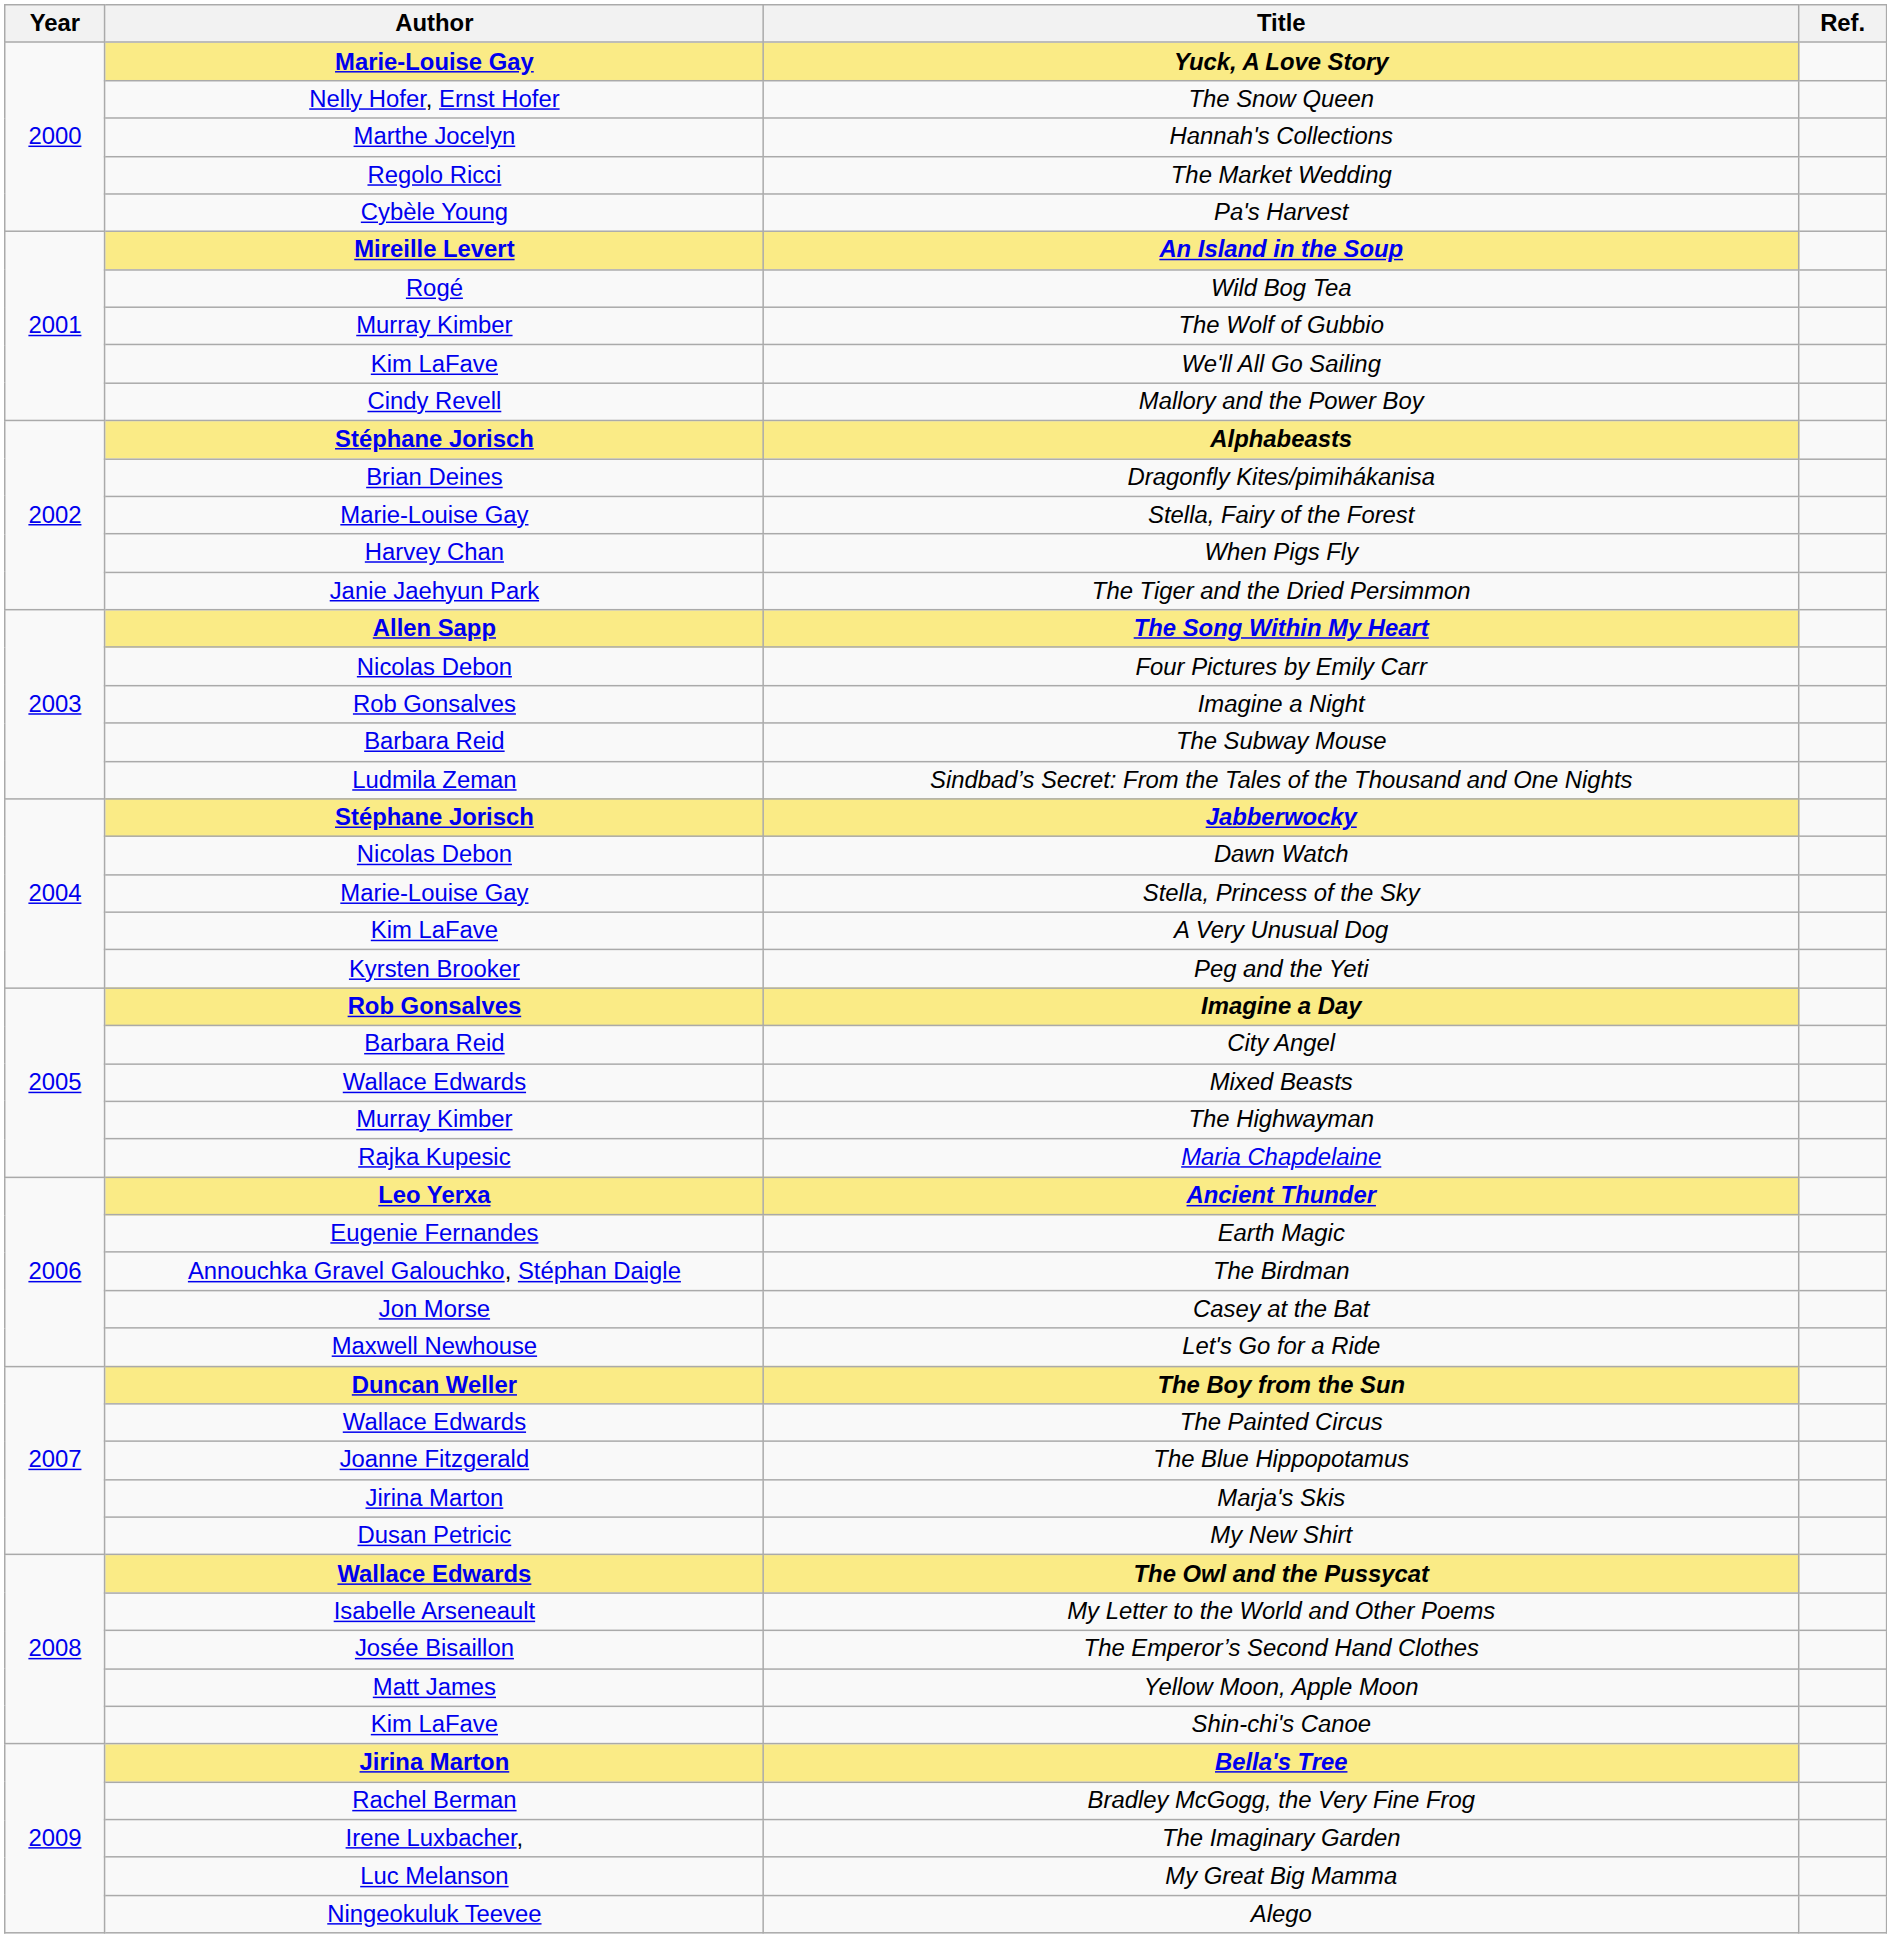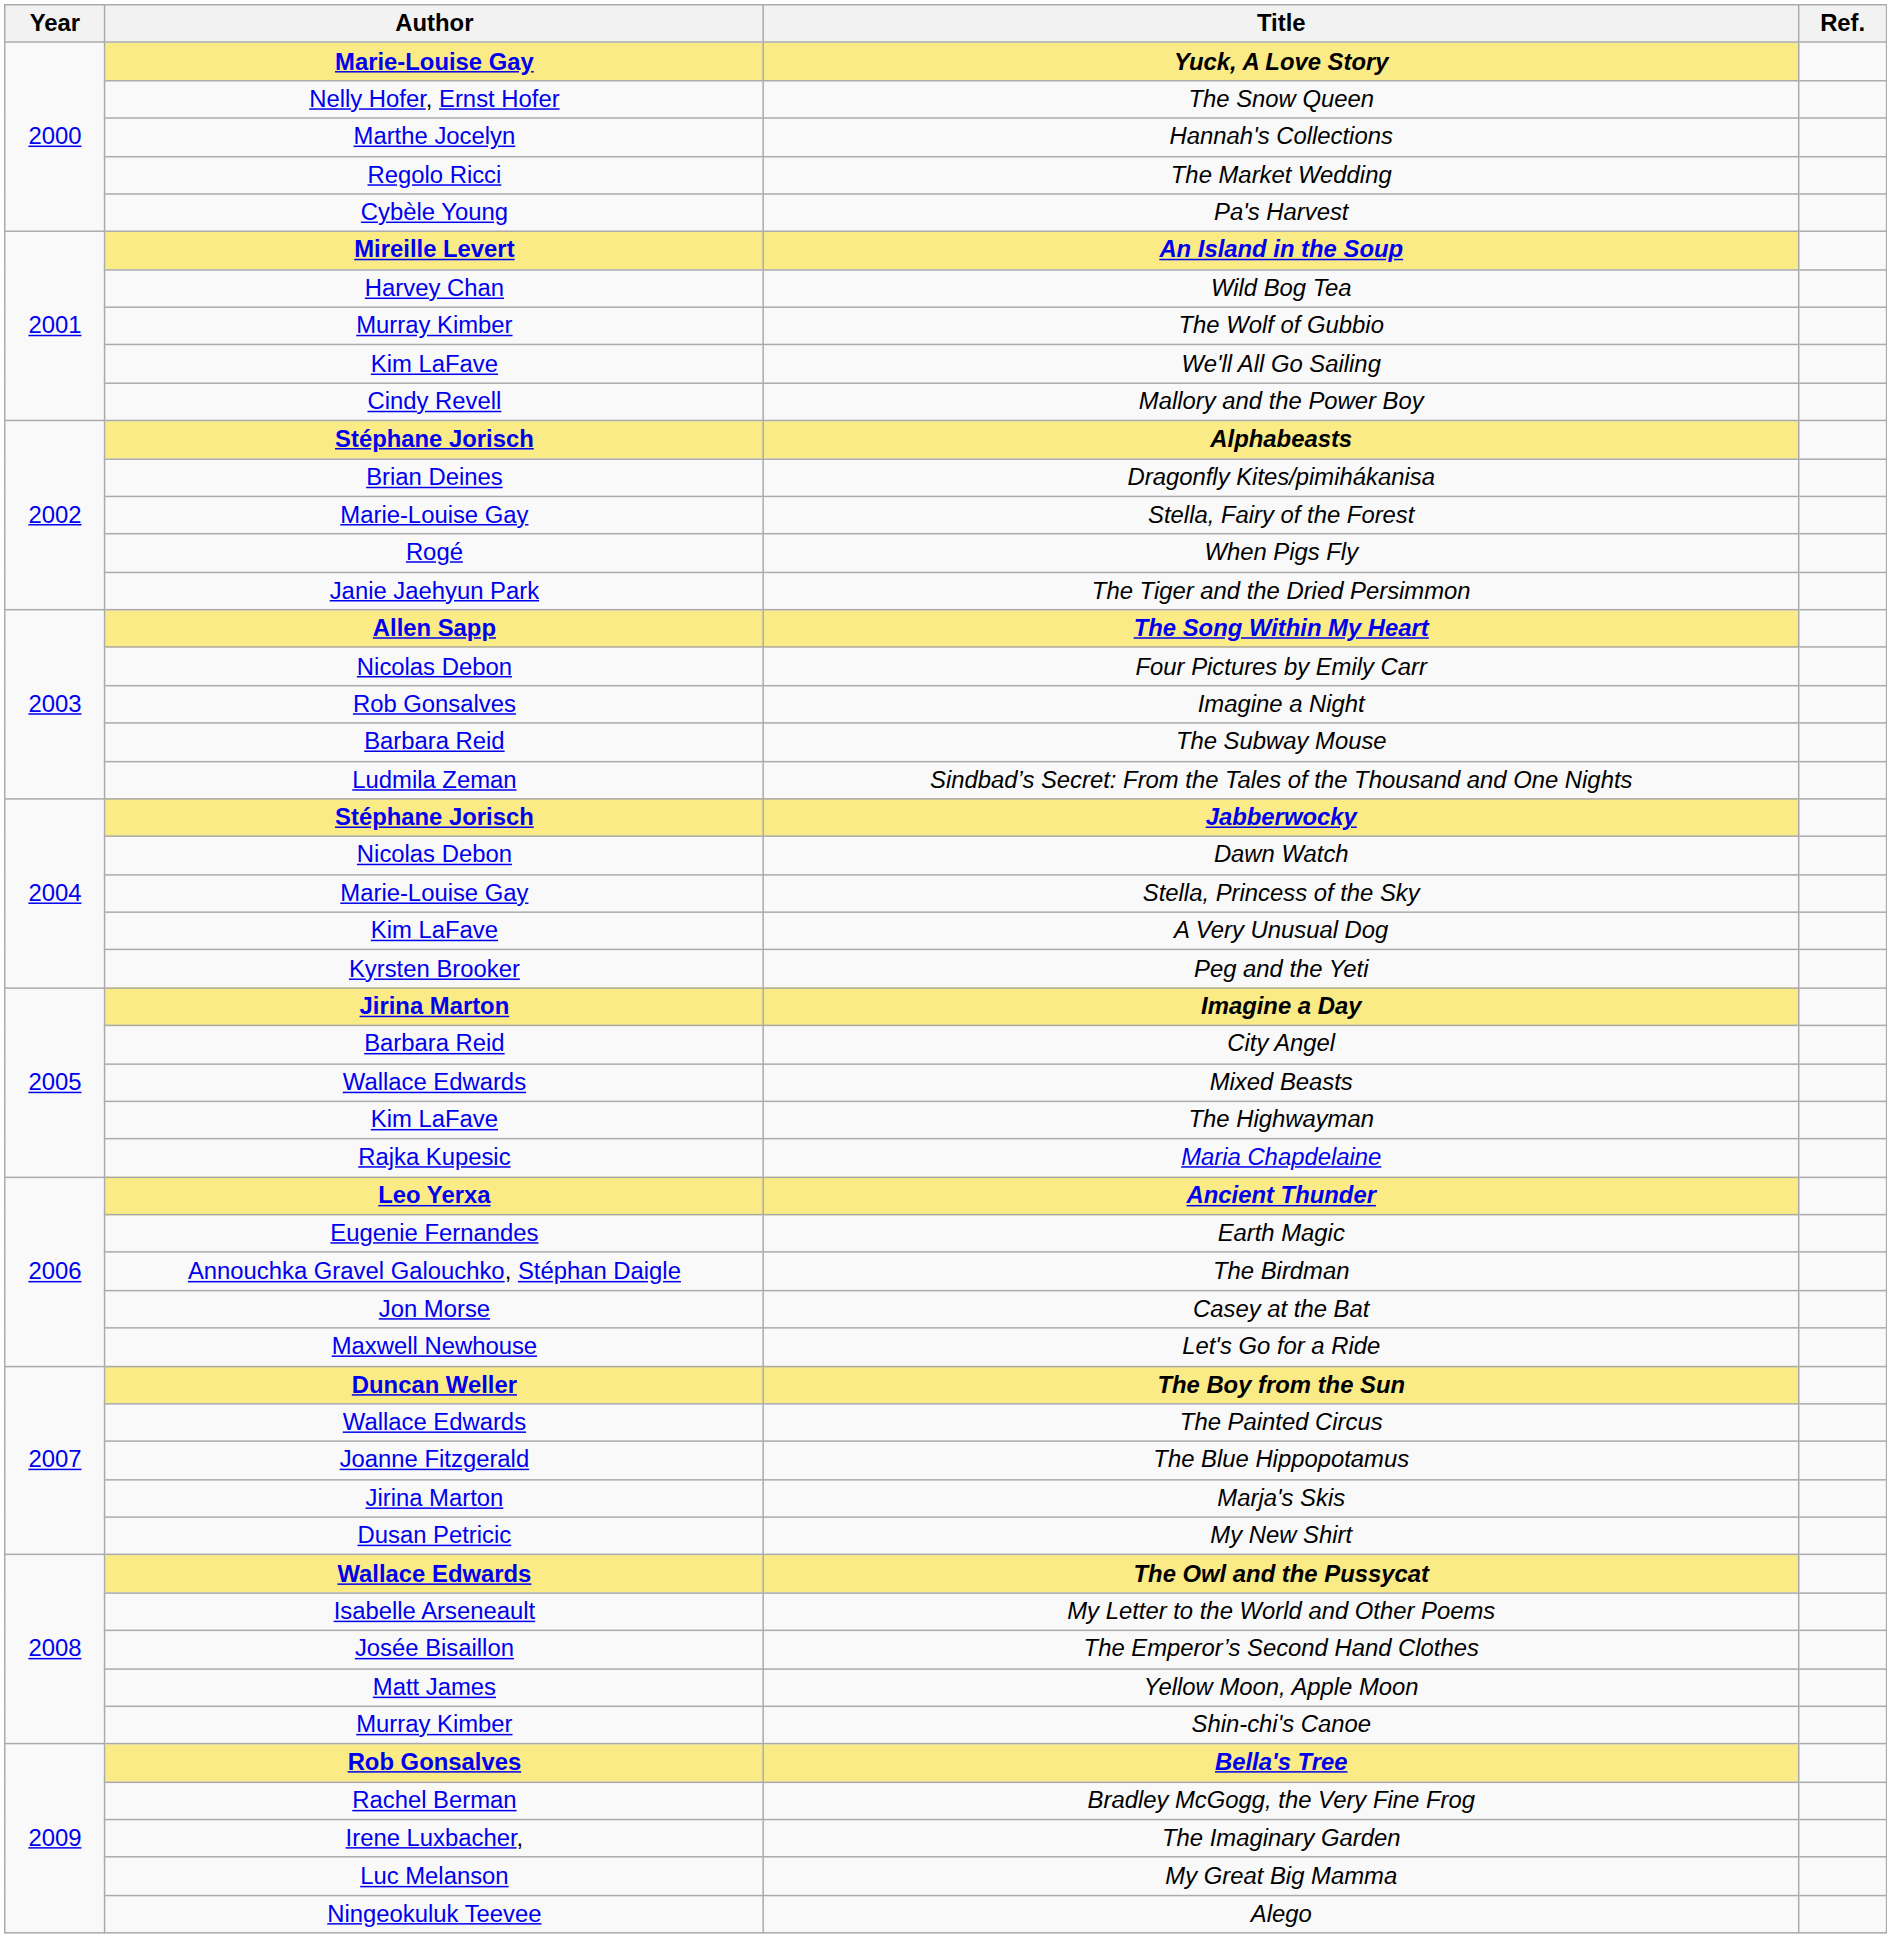(434, 288) Rogé -> (434, 288) Harvey Chan
(434, 552) Harvey Chan -> (434, 552) Rogé
(434, 1006) Rob Gonsalves -> (434, 1006) Jirina Marton
(434, 1119) Murray Kimber -> (434, 1119) Kim LaFave
(434, 1724) Kim LaFave -> (434, 1724) Murray Kimber
(434, 1762) Jirina Marton -> (434, 1762) Rob Gonsalves
